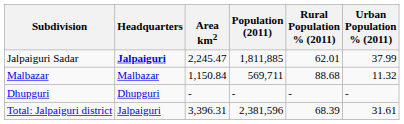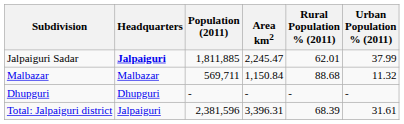columns swapped: (207, 33) <-> (257, 27)
